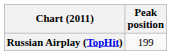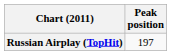(146, 42) 199 -> (146, 42) 197
